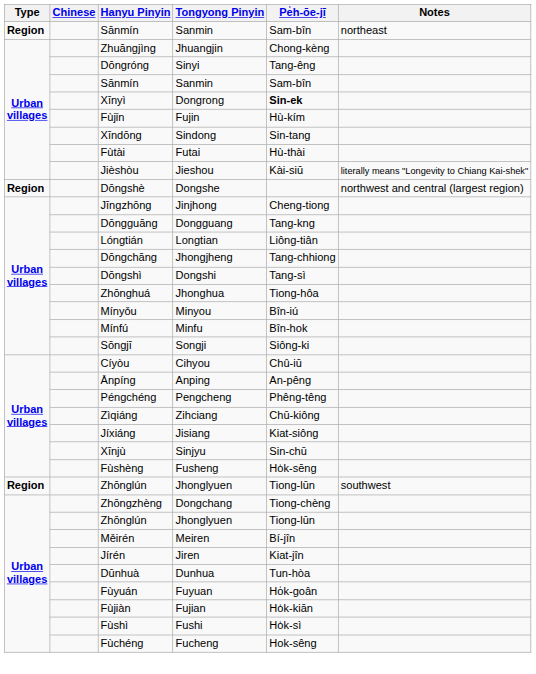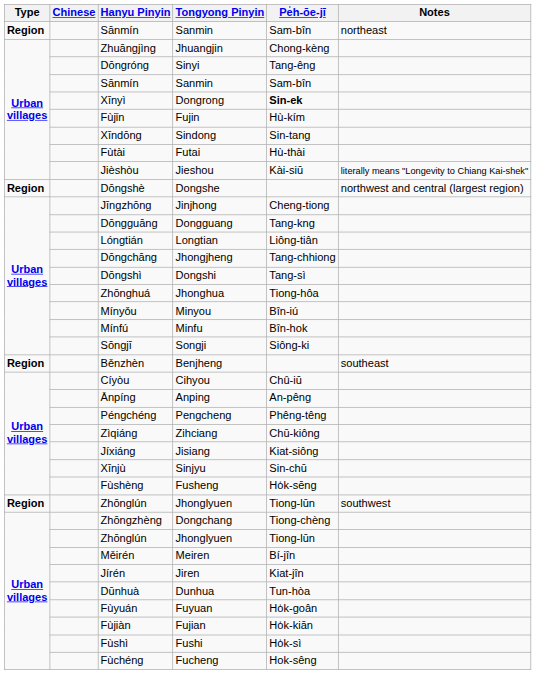+ row: (26, 363)
